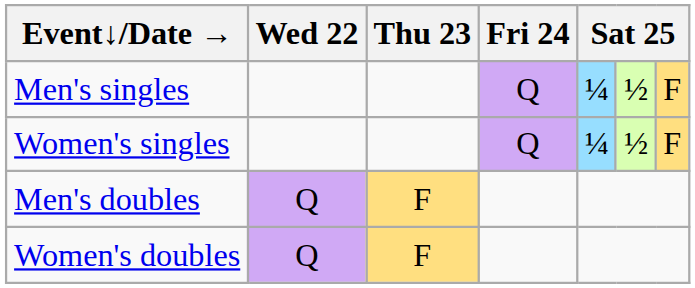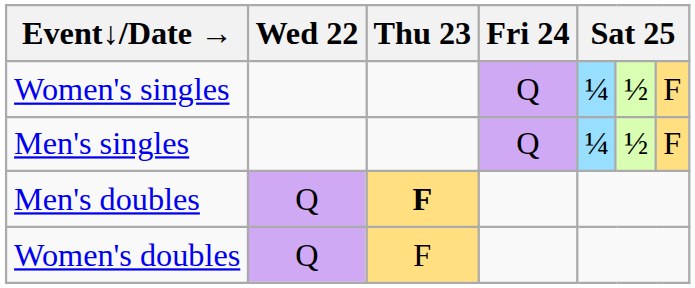rows swapped: (102, 88) <-> (122, 144)
(422, 199) normal -> (422, 199) bold
